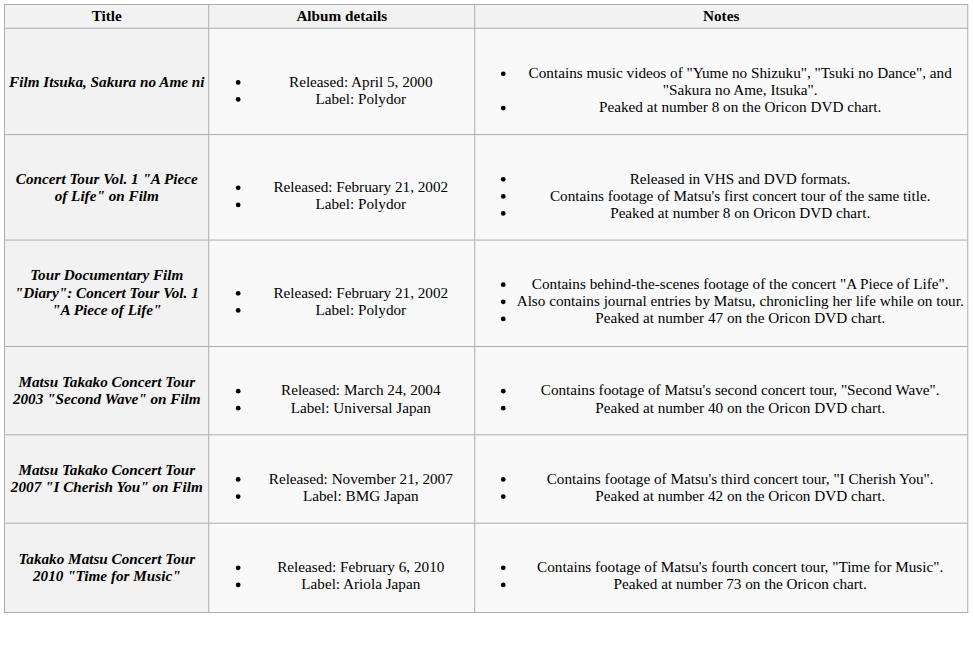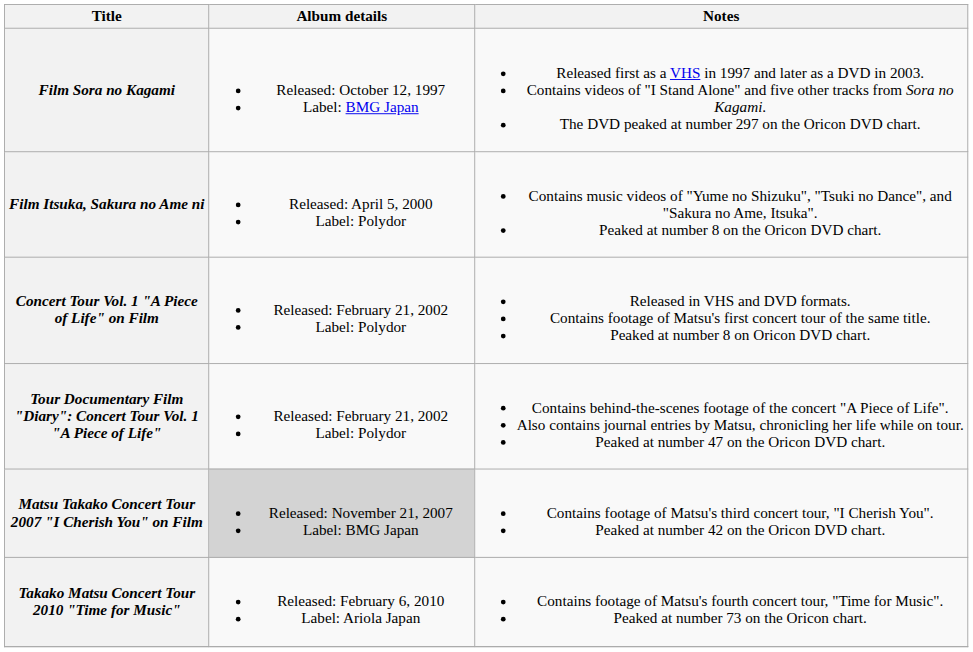+ row: (107, 90)
- row: (107, 390)
(342, 488) no background -> (342, 522) lightgrey background
